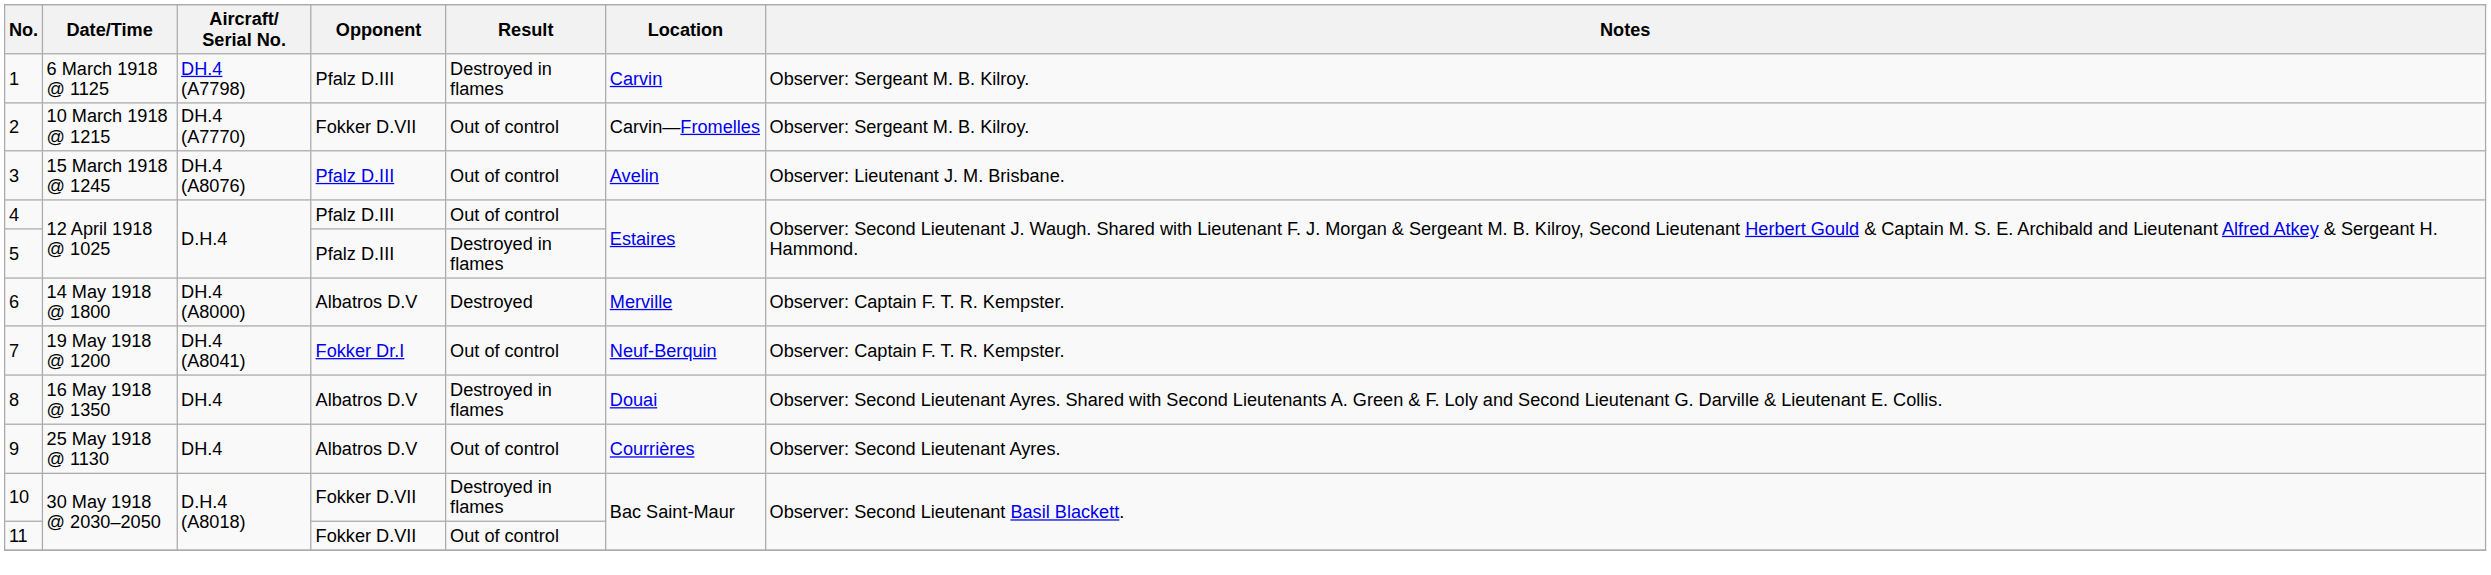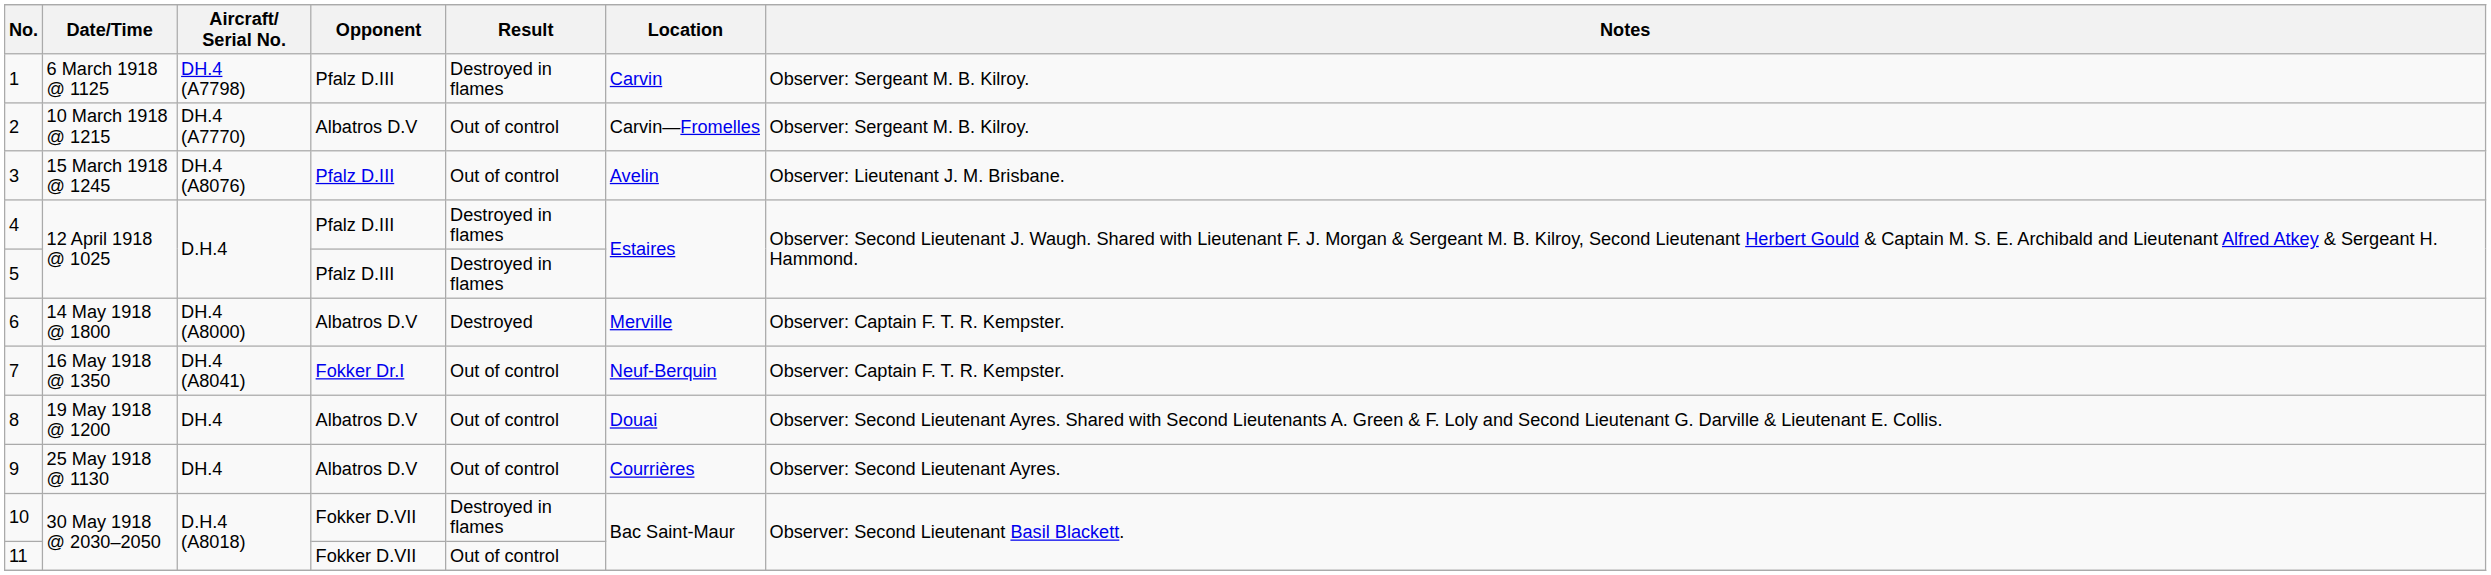(366, 127) Fokker D.VII -> (367, 127) Albatros D.V
(505, 215) Out of control -> (501, 225) Destroyed in flames
(99, 351) 19 May 1918 @ 1200 -> (99, 371) 16 May 1918 @ 1350
(99, 400) 16 May 1918 @ 1350 -> (99, 420) 19 May 1918 @ 1200
(501, 400) Destroyed in flames -> (505, 420) Out of control
